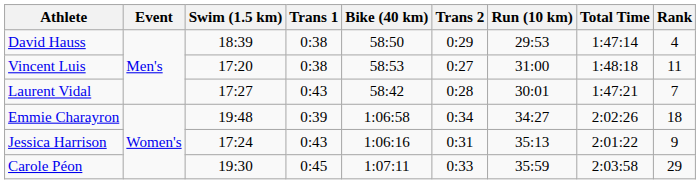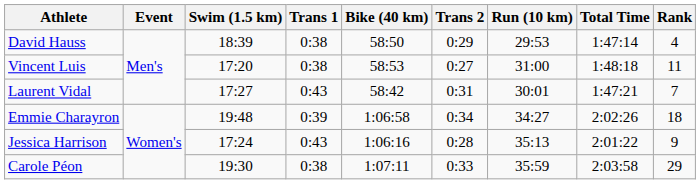(460, 92) 0:28 -> (460, 92) 0:31
(460, 142) 0:31 -> (460, 142) 0:28
(314, 166) 0:45 -> (314, 166) 0:38
